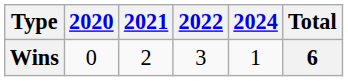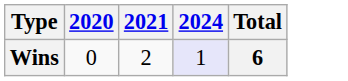- column: (201, 22)
(256, 57) no background -> (201, 57) lavender background
